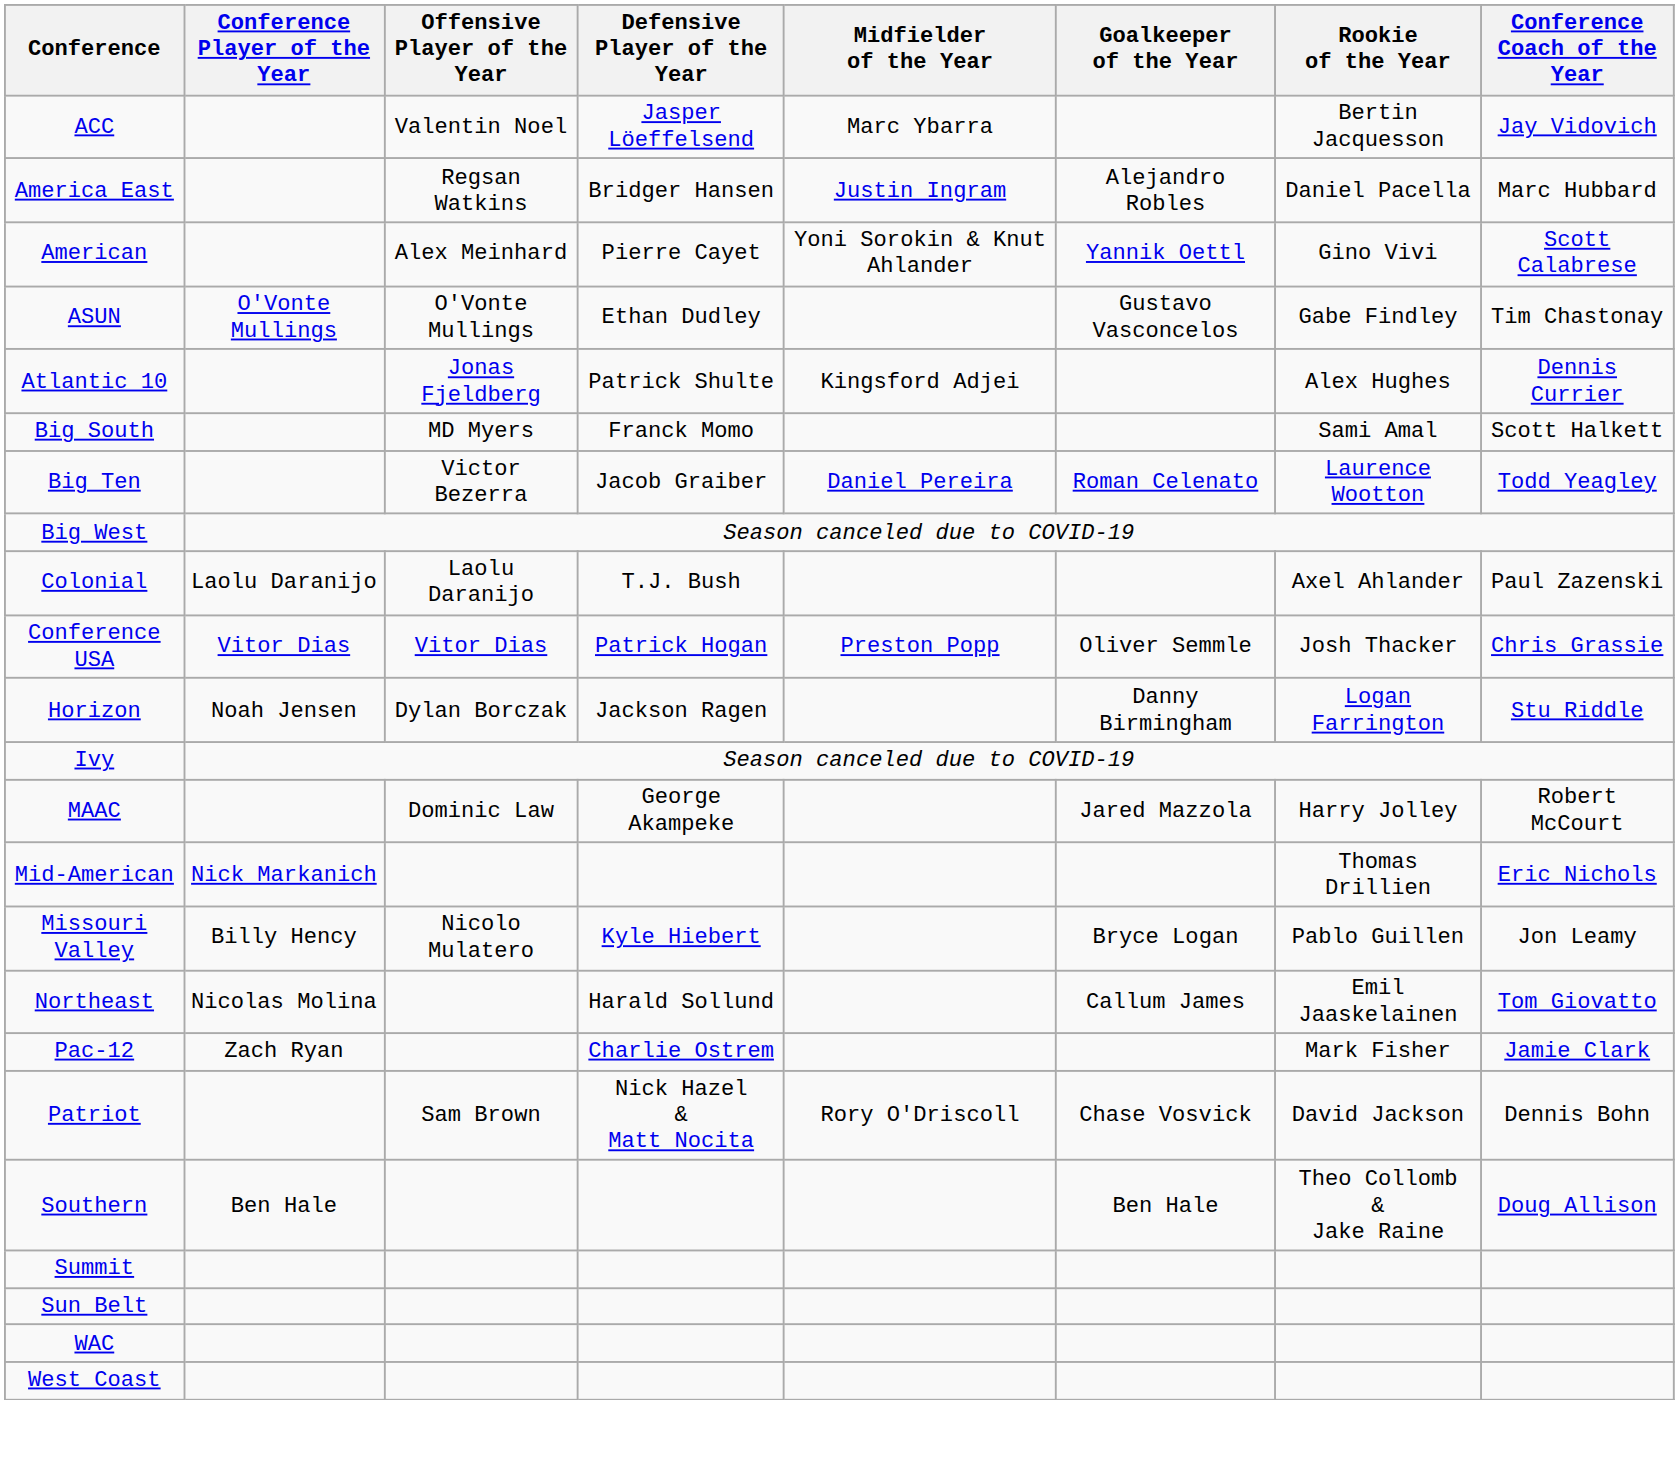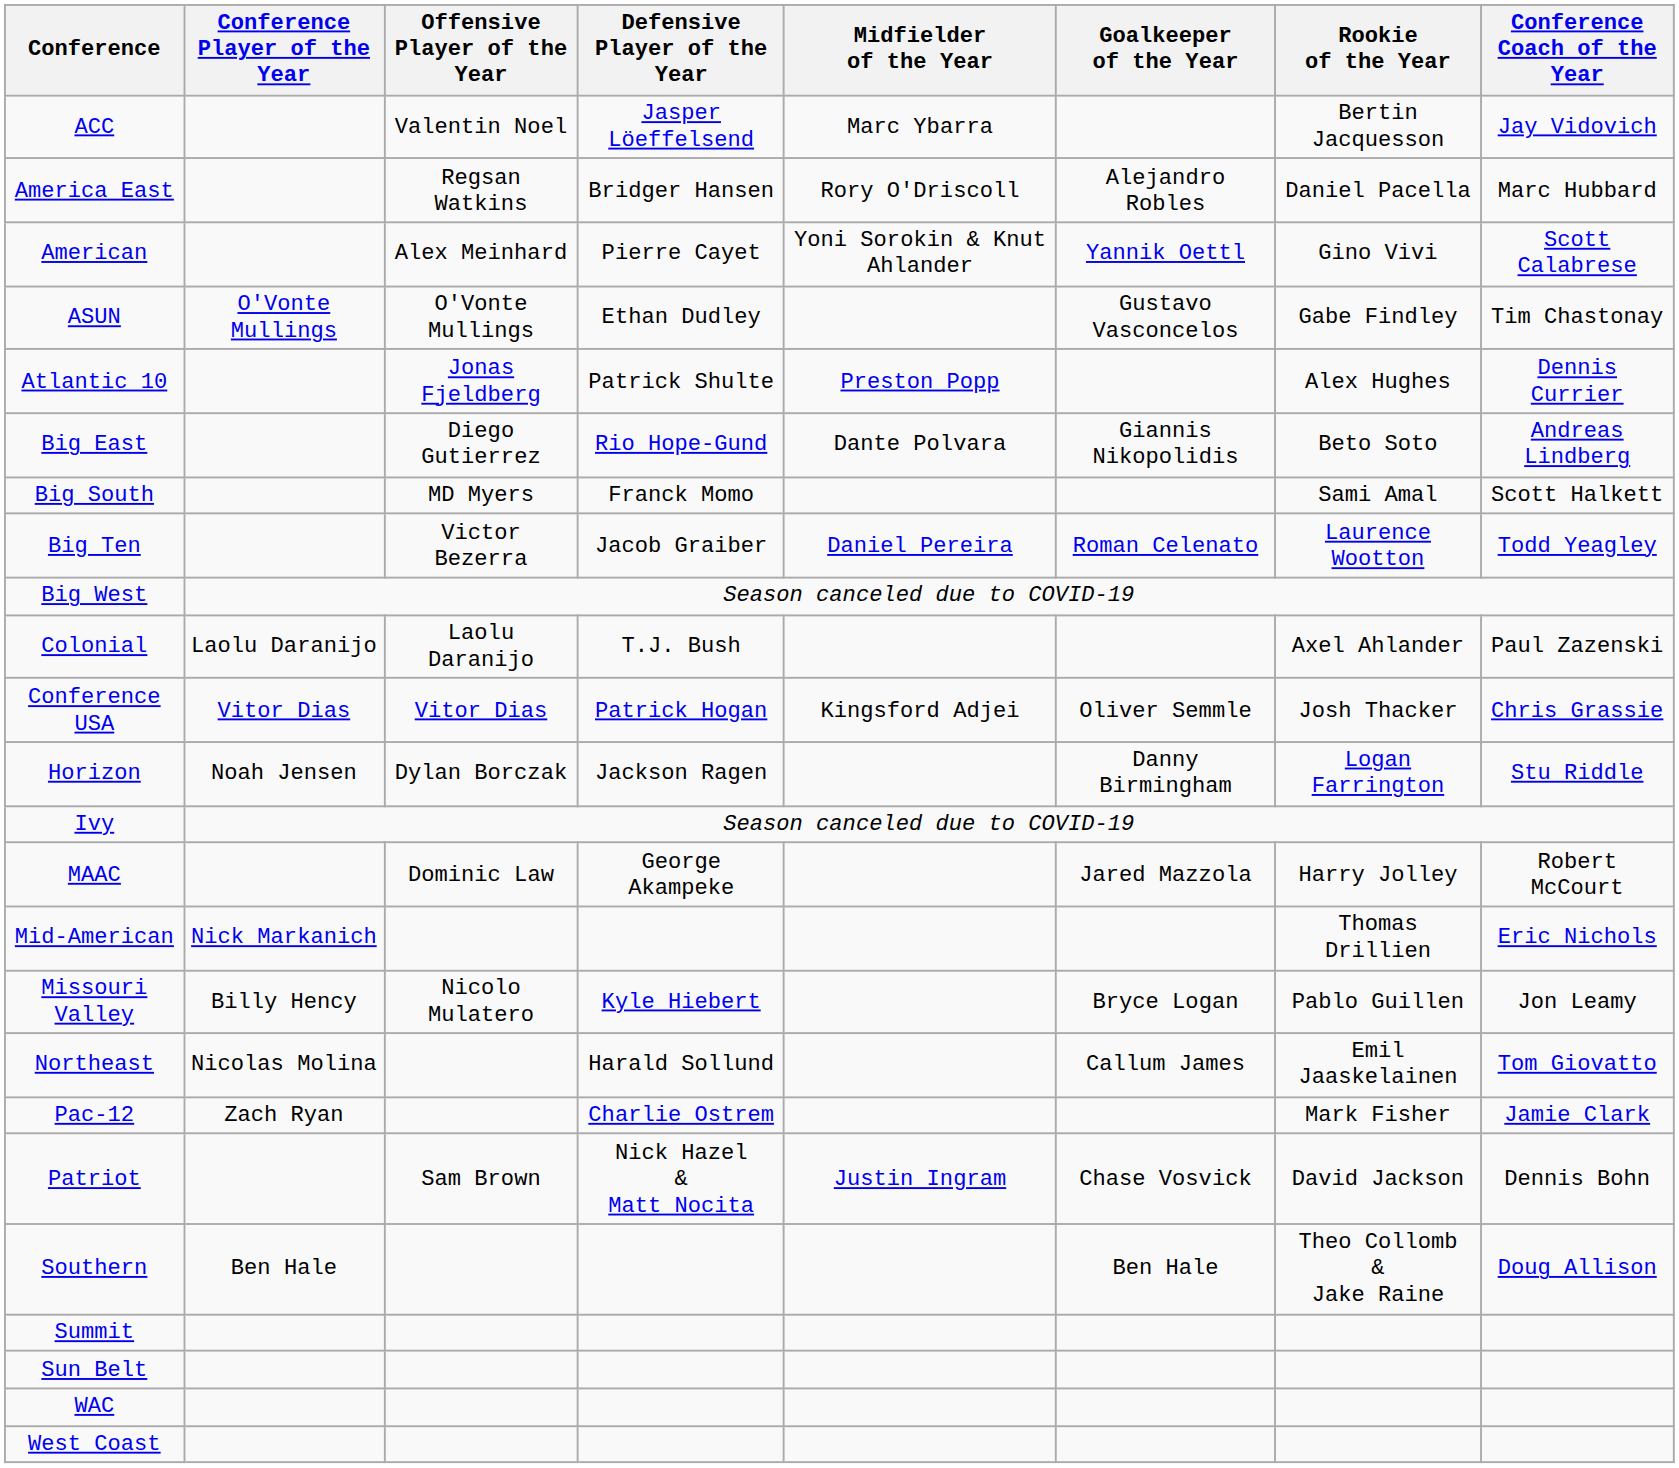(920, 190) Justin Ingram -> (920, 190) Rory O'Driscoll
(920, 381) Kingsford Adjei -> (920, 381) Preston Popp
+ row: (94, 445)
(920, 646) Preston Popp -> (920, 710) Kingsford Adjei
(920, 1115) Rory O'Driscoll -> (920, 1179) Justin Ingram
